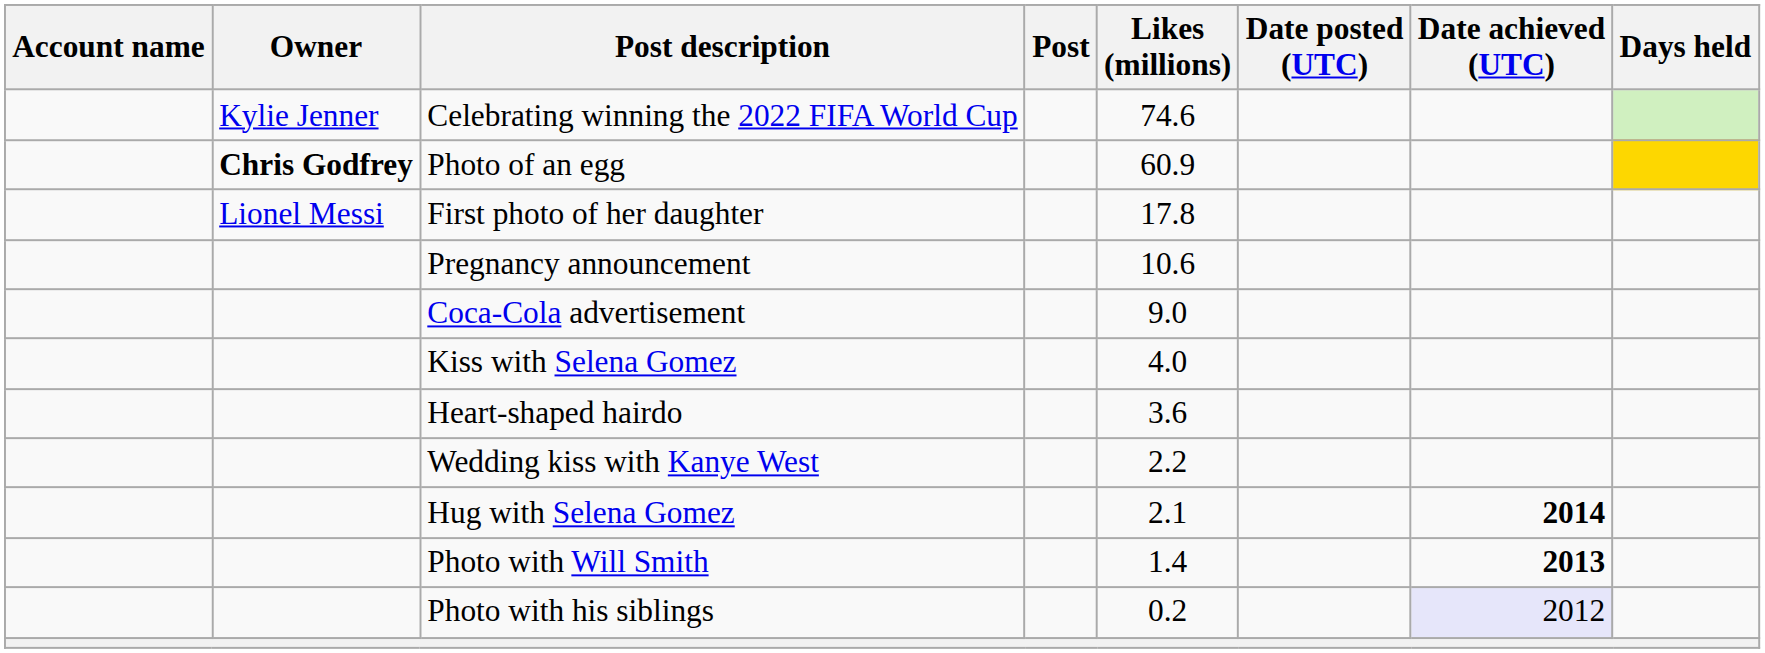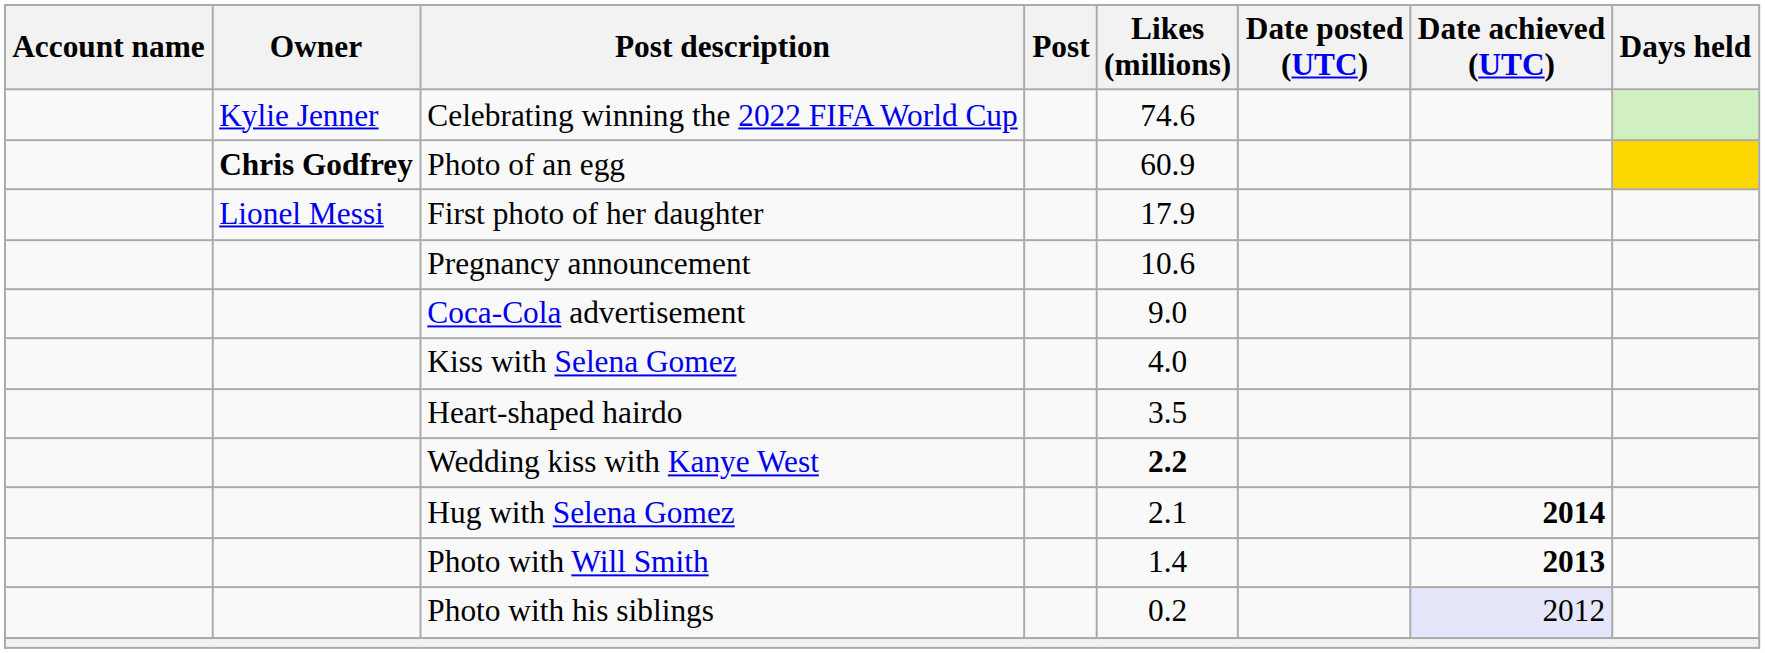(1168, 213) 17.8 -> (1168, 213) 17.9
(1168, 412) 3.6 -> (1168, 412) 3.5
(1168, 462) normal -> (1168, 462) bold
